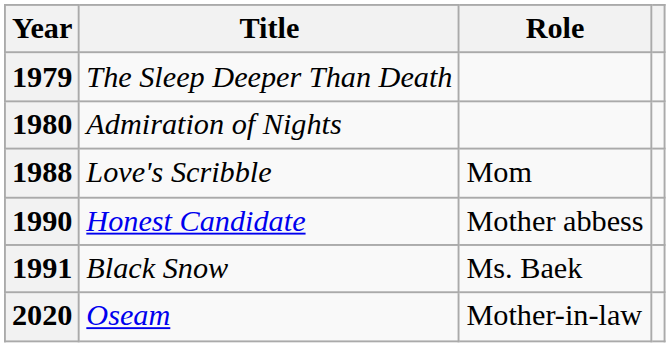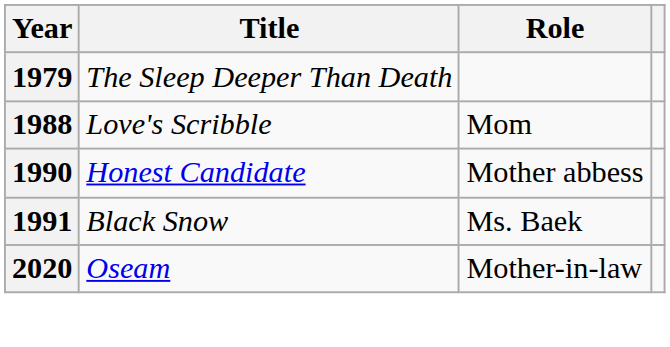- row: (42, 124)
